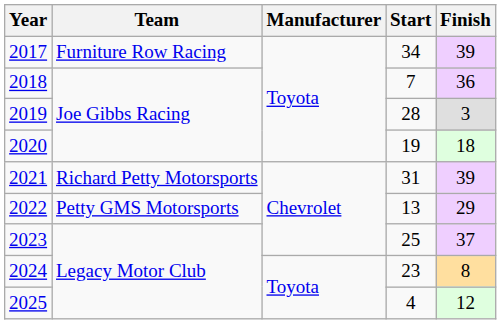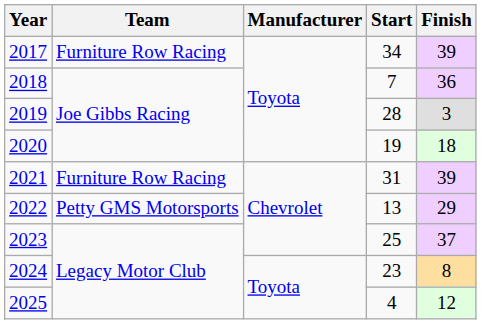(157, 177) Richard Petty Motorsports -> (141, 177) Furniture Row Racing
